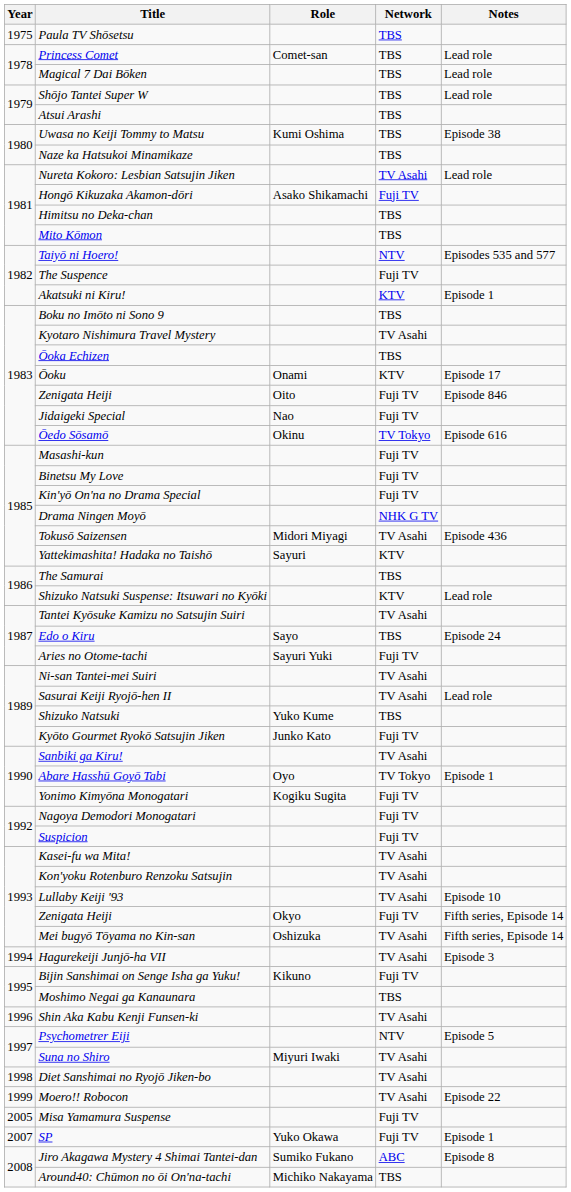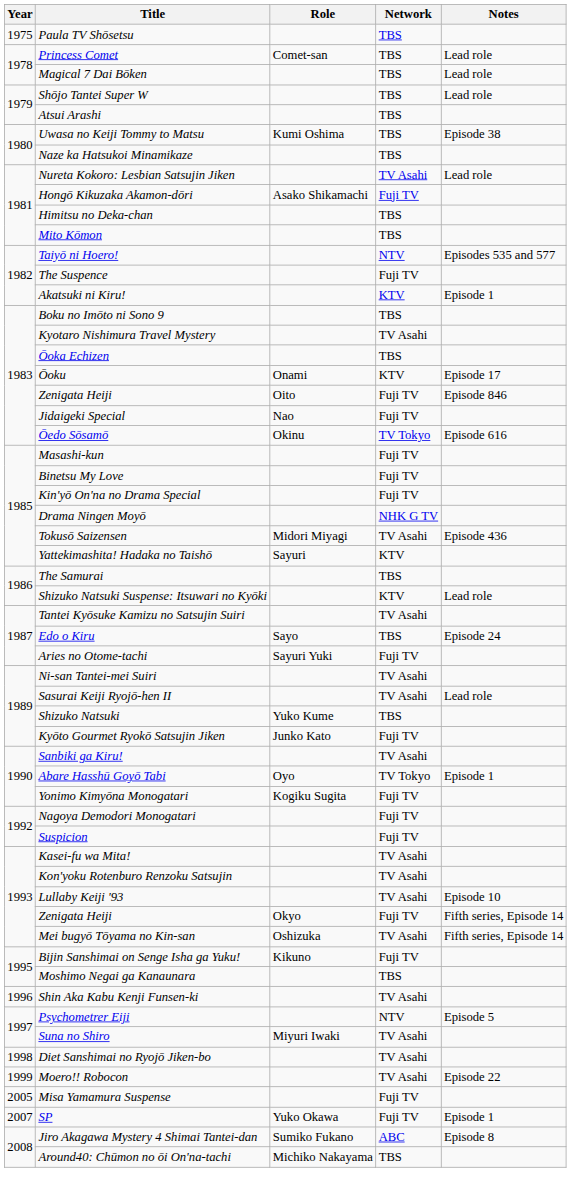- row: (20, 956)
